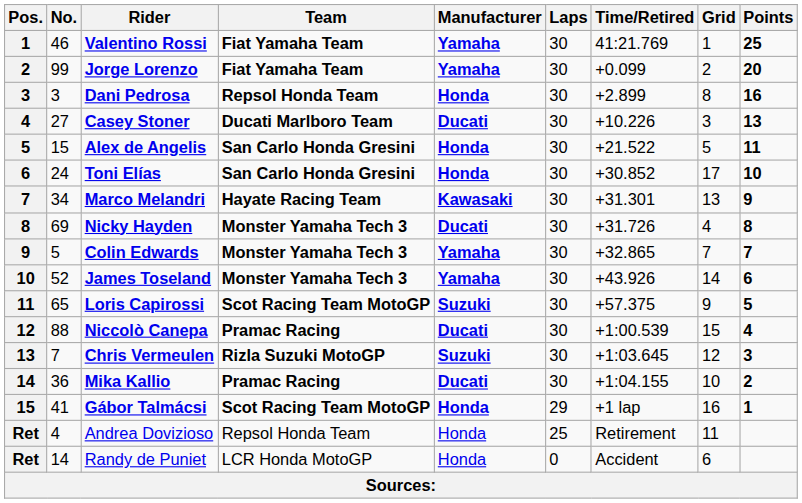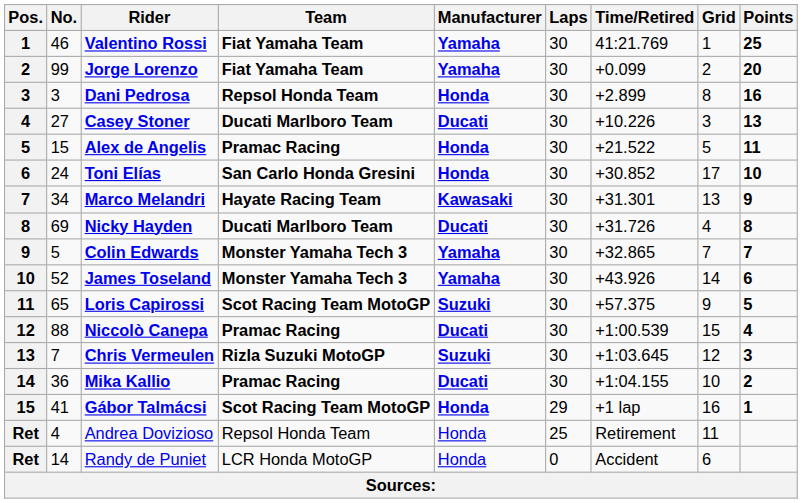(318, 148) San Carlo Honda Gresini -> (281, 148) Pramac Racing
(314, 226) Monster Yamaha Tech 3 -> (307, 226) Ducati Marlboro Team
